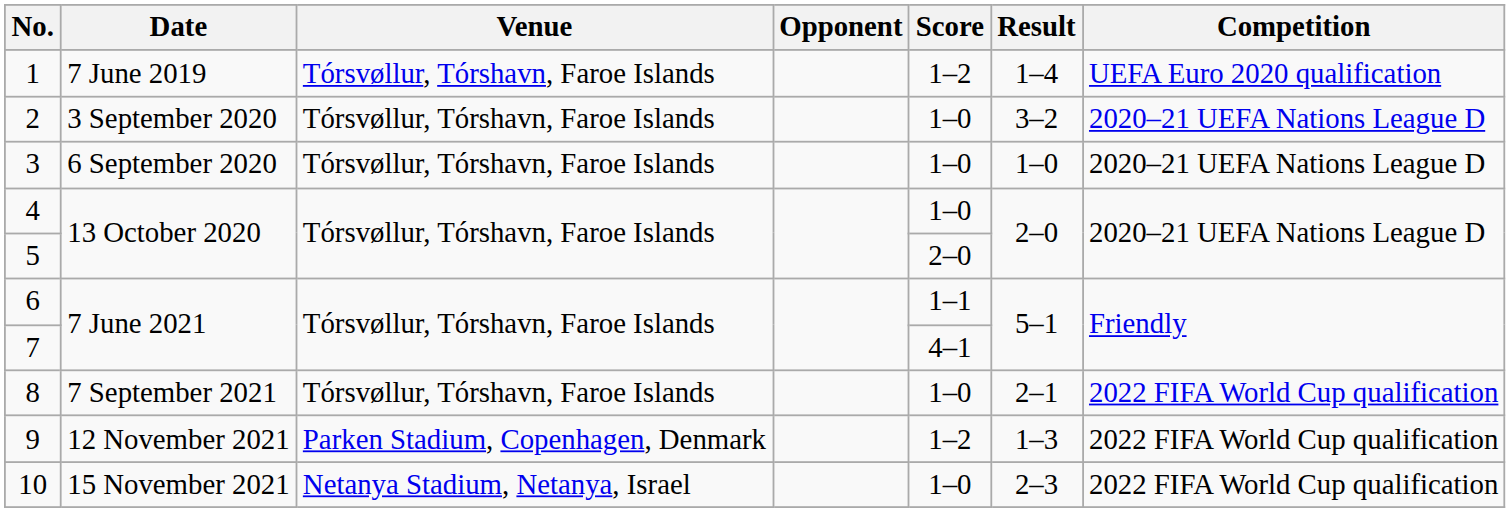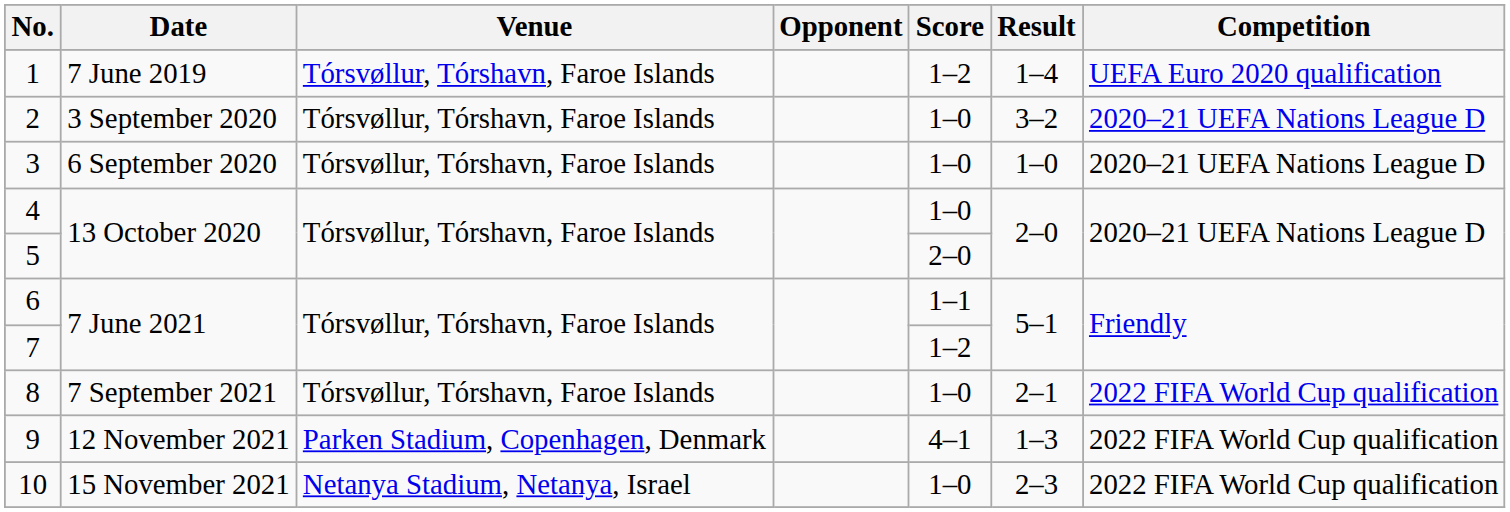(950, 347) 4–1 -> (950, 347) 1–2
(950, 438) 1–2 -> (950, 438) 4–1
